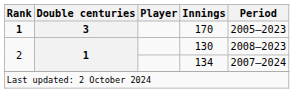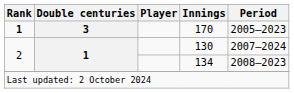(258, 46) 2008–2023 -> (258, 46) 2007–2024
(258, 63) 2007–2024 -> (258, 63) 2008–2023
